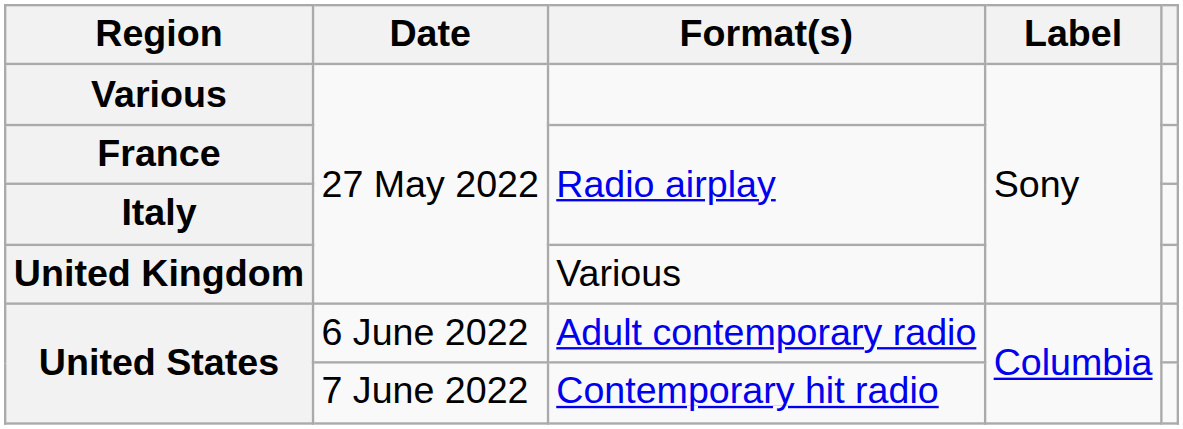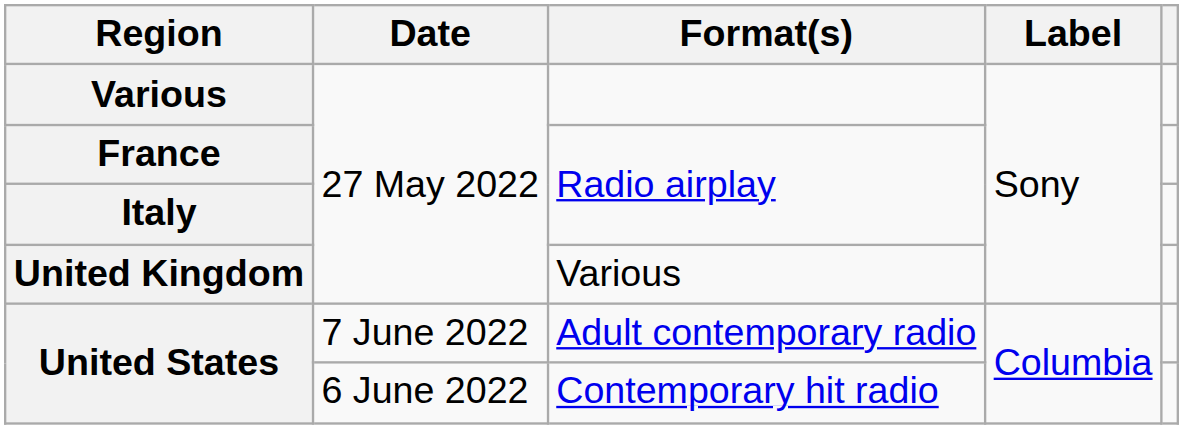(425, 332) 6 June 2022 -> (425, 332) 7 June 2022
(425, 392) 7 June 2022 -> (425, 392) 6 June 2022
